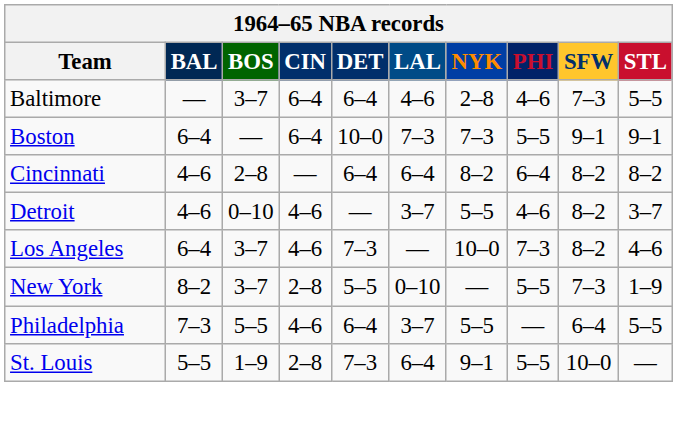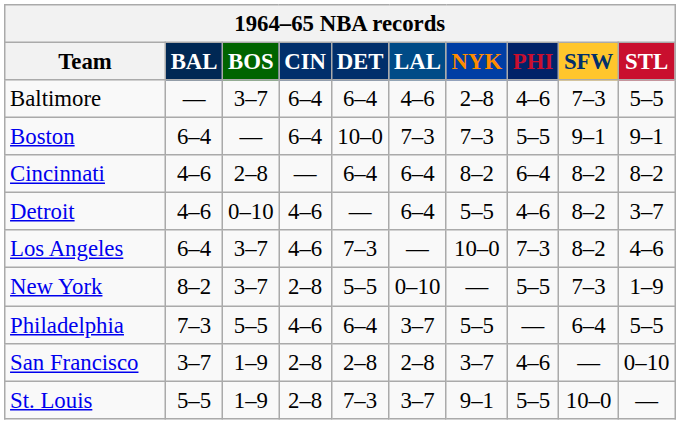(418, 211) 3–7 -> (418, 211) 6–4
+ row: (74, 361)
(418, 361) 6–4 -> (418, 399) 3–7
